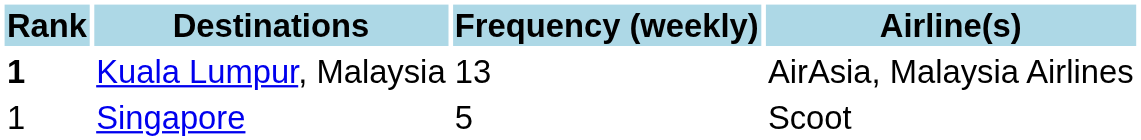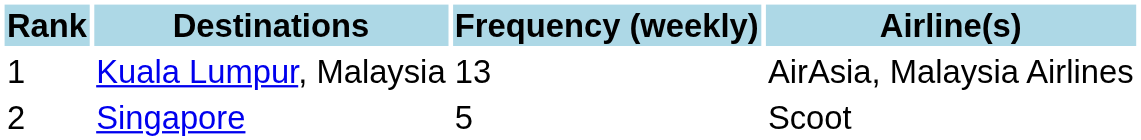(16, 71) bold -> (16, 71) normal
(16, 117) 1 -> (16, 117) 2
